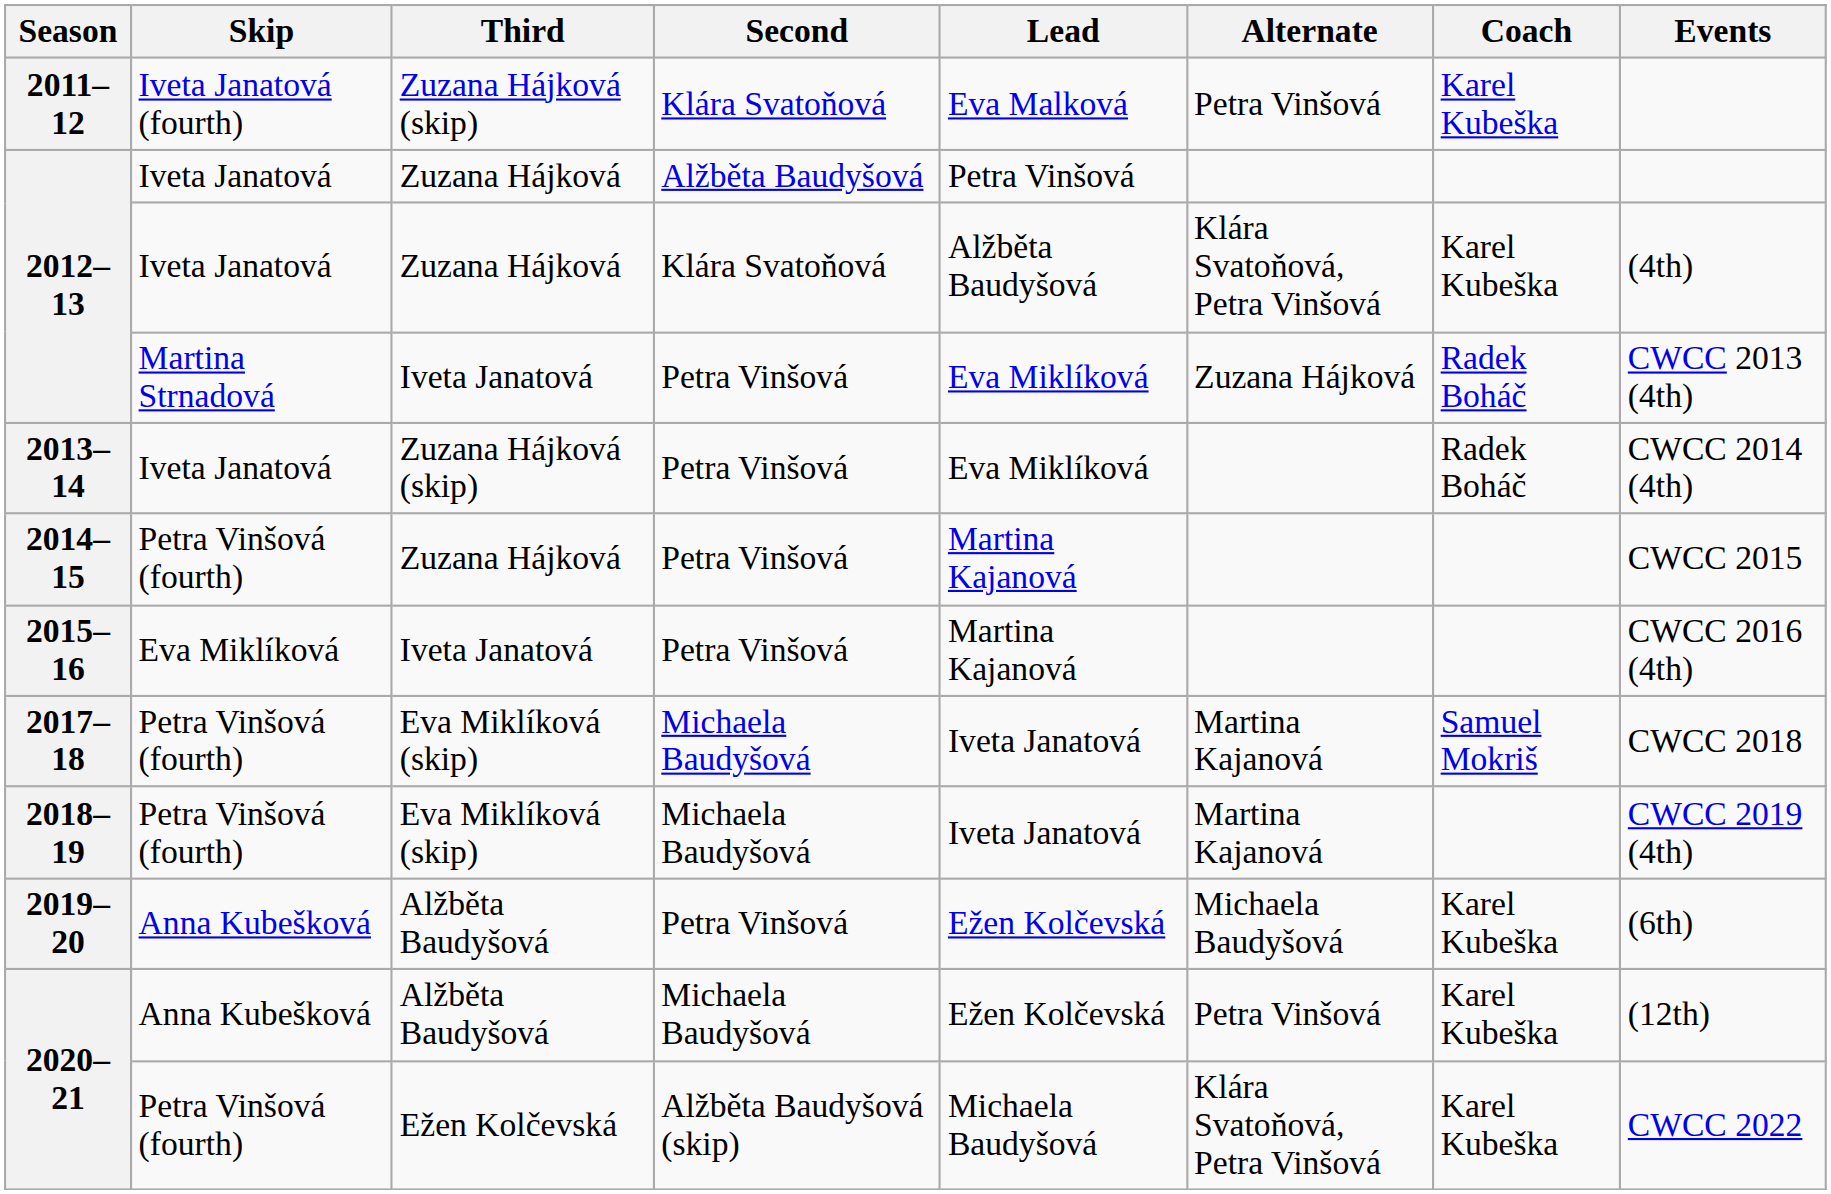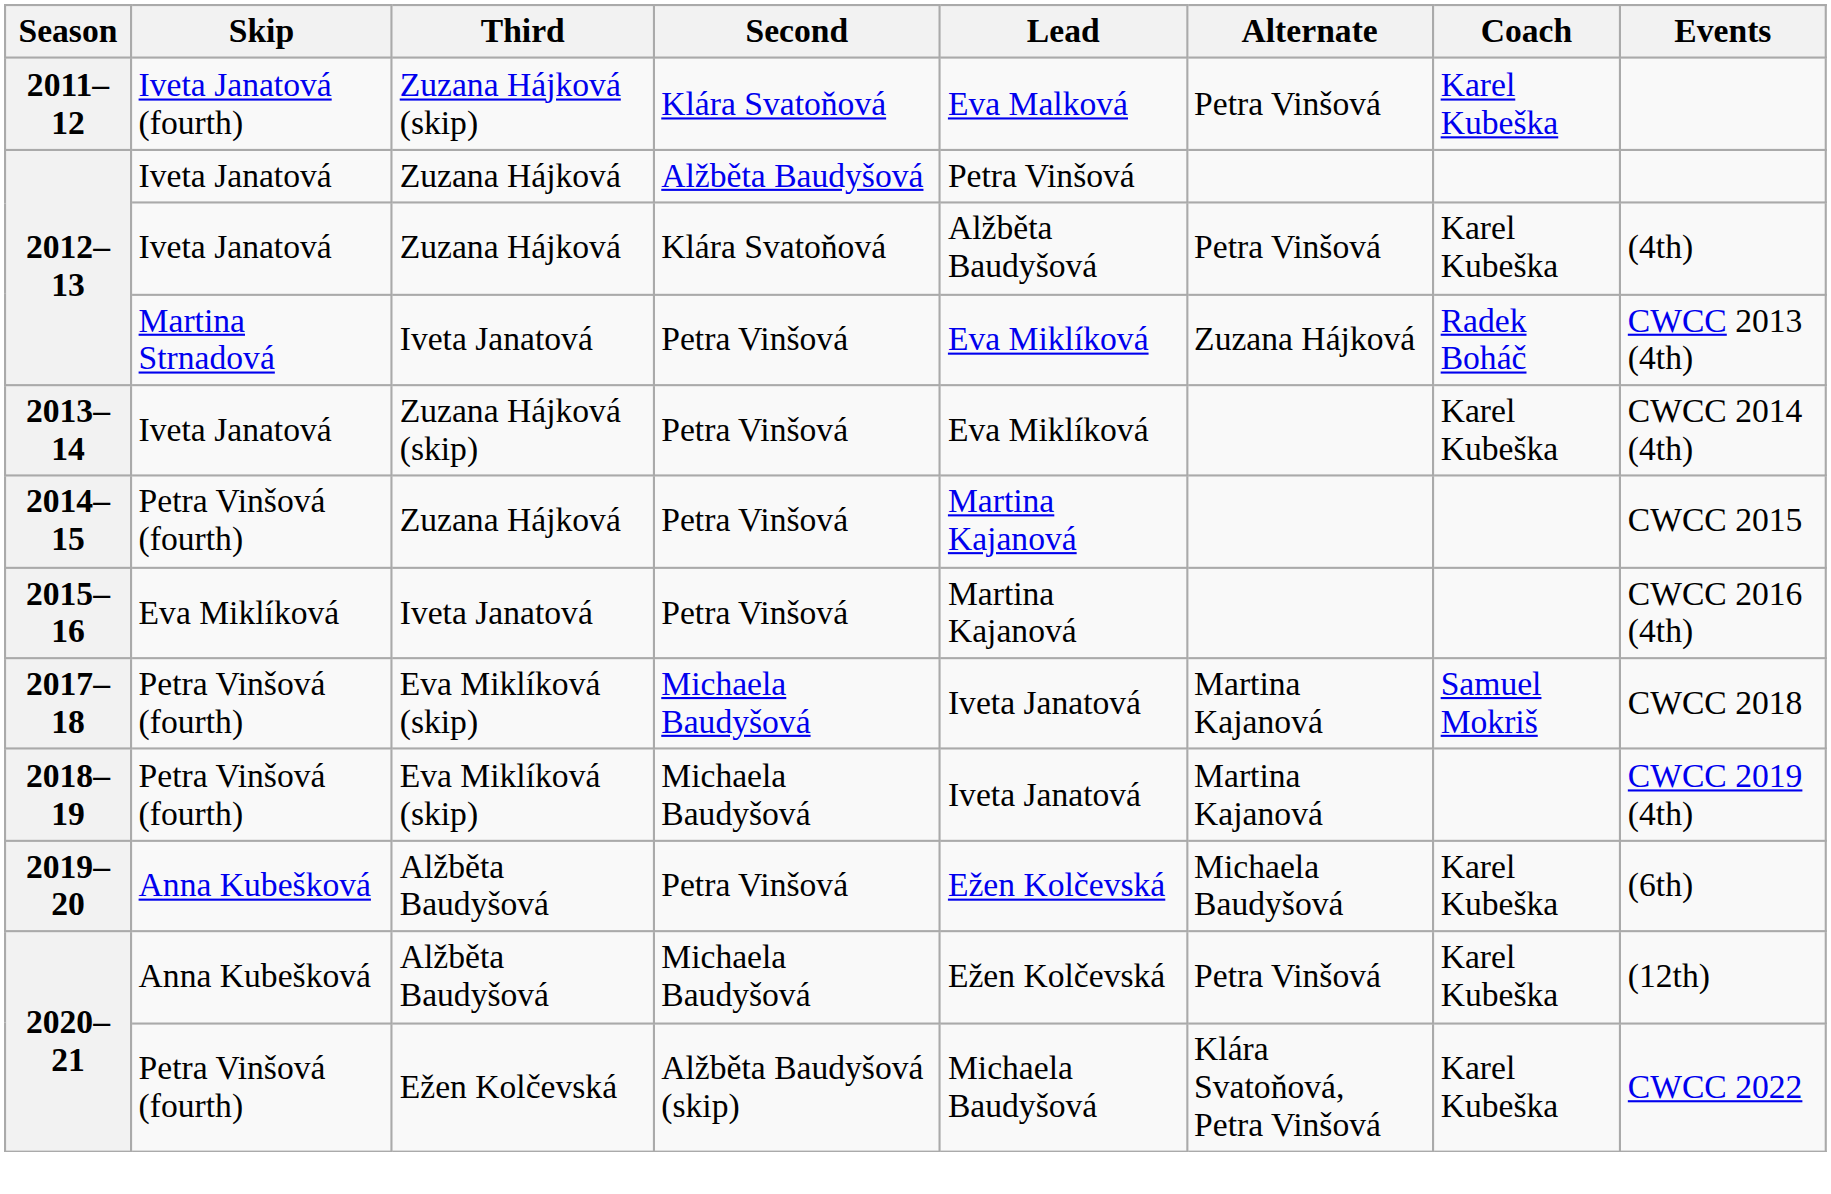(1288, 266) Klára Svatoňová, Petra Vinšová -> (1288, 247) Petra Vinšová
(1484, 467) Radek Boháč -> (1499, 429) Karel Kubeška
